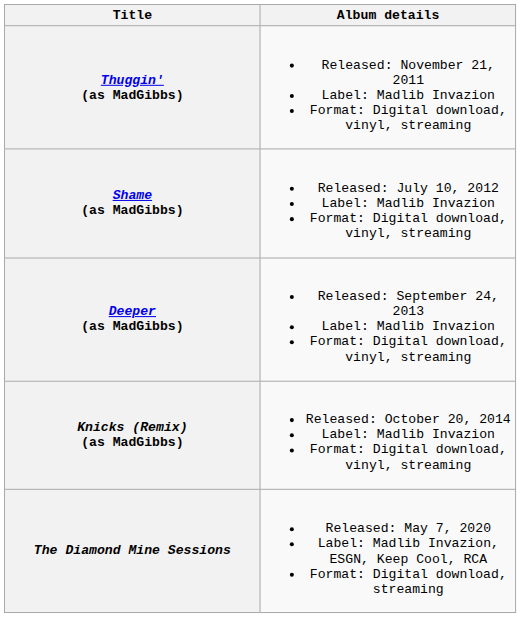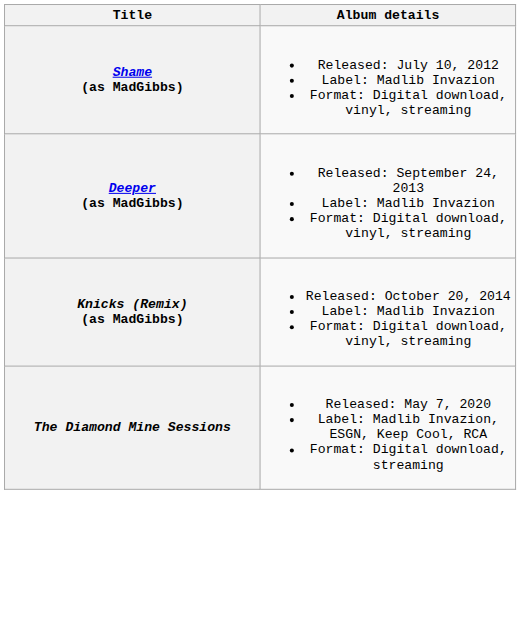- row: (132, 88)
